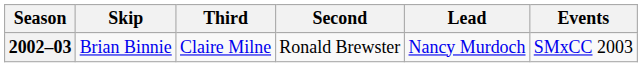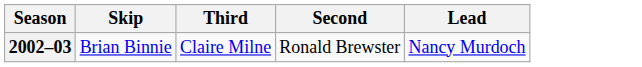- column: (583, 18)
